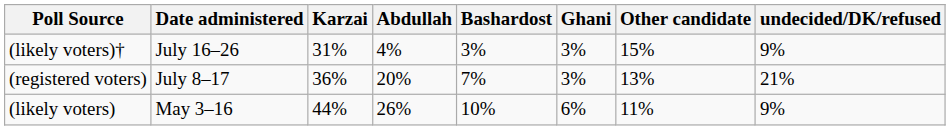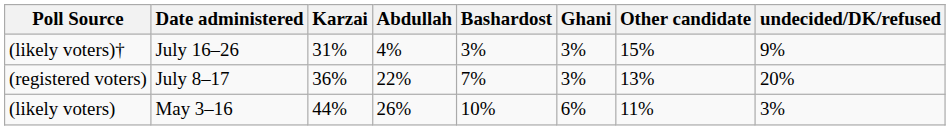(394, 79) 20% -> (394, 79) 22%
(777, 79) 21% -> (777, 79) 20%
(772, 109) 9% -> (772, 109) 3%
